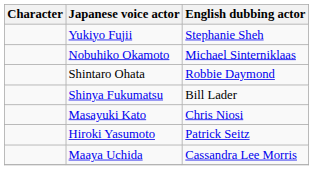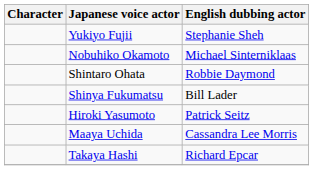- row: (107, 114)
+ row: (103, 154)
